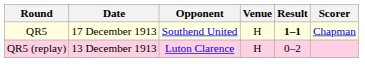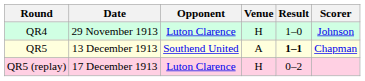+ row: (37, 31)
(114, 31) 17 December 1913 -> (115, 48) 13 December 1913
(257, 31) H -> (259, 48) A
(114, 48) 13 December 1913 -> (115, 66) 17 December 1913
